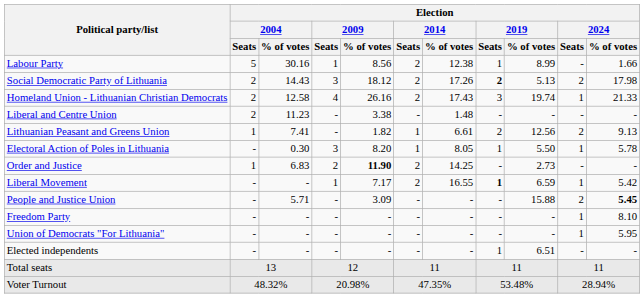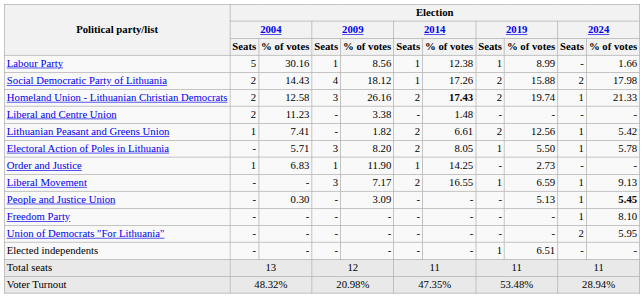(417, 64) 2 -> (417, 64) 1
(335, 81) 3 -> (335, 81) 4
(417, 81) 2 -> (417, 81) 1
(499, 81) bold -> (499, 81) normal
(546, 81) 5.13 -> (543, 81) 15.88
(335, 98) 4 -> (335, 98) 3
(461, 98) normal -> (461, 98) bold
(499, 98) 3 -> (499, 98) 2
(417, 132) 1 -> (417, 132) 2
(581, 132) 2 -> (581, 132) 1
(628, 132) 9.13 -> (628, 132) 5.42
(300, 149) 0.30 -> (300, 149) 5.71
(417, 149) 1 -> (417, 149) 2
(335, 166) 2 -> (335, 166) 1
(380, 166) bold -> (379, 166) normal
(417, 166) 2 -> (417, 166) 1
(335, 183) 1 -> (335, 183) 3
(499, 183) bold -> (499, 183) normal
(628, 183) 5.42 -> (628, 183) 9.13
(300, 200) 5.71 -> (300, 200) 0.30
(543, 200) 15.88 -> (546, 200) 5.13
(581, 200) 2 -> (581, 200) 1
(581, 234) 1 -> (581, 234) 2
